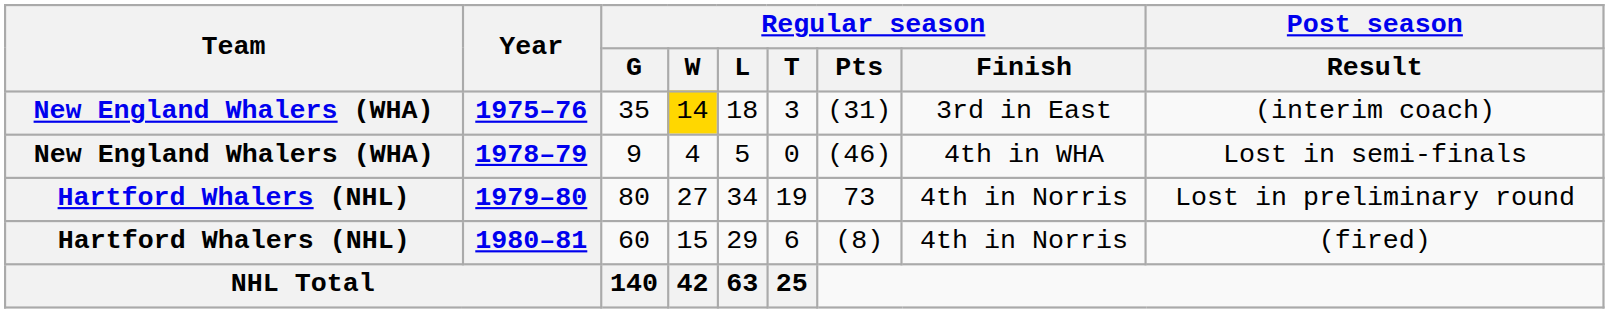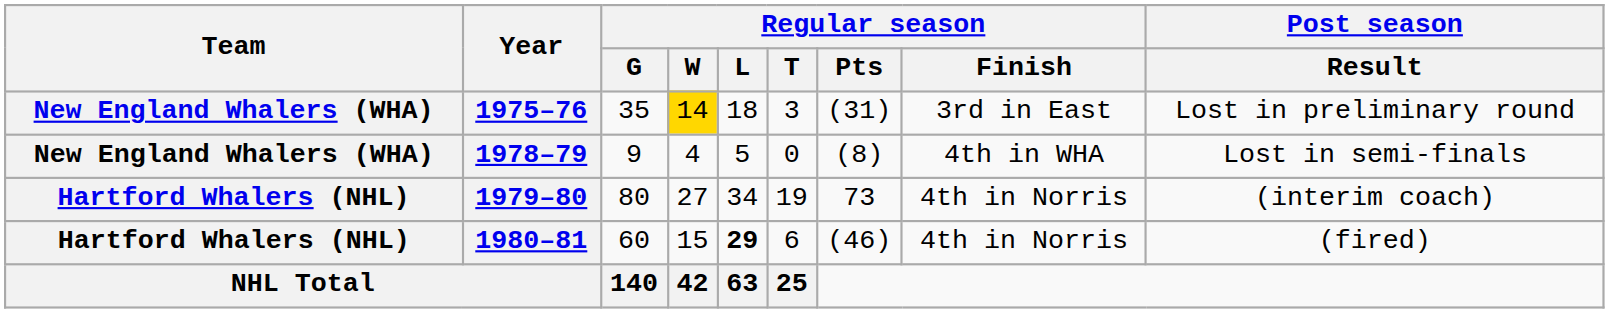(1375, 113) (interim coach) -> (1375, 113) Lost in preliminary round
(859, 156) (46) -> (859, 156) (8)
(1375, 199) Lost in preliminary round -> (1375, 199) (interim coach)
(742, 242) normal -> (742, 242) bold
(859, 242) (8) -> (859, 242) (46)
